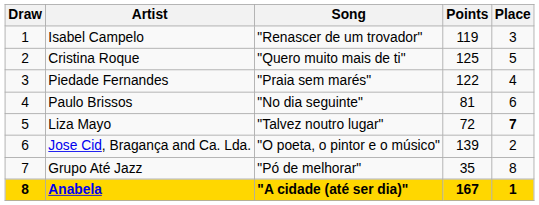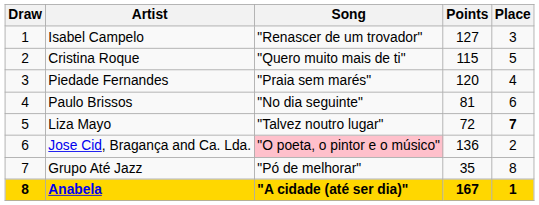(467, 37) 119 -> (467, 37) 127
(467, 59) 125 -> (467, 59) 115
(467, 80) 122 -> (467, 80) 120
(349, 146) no background -> (349, 146) pink background
(467, 146) 139 -> (467, 146) 136
